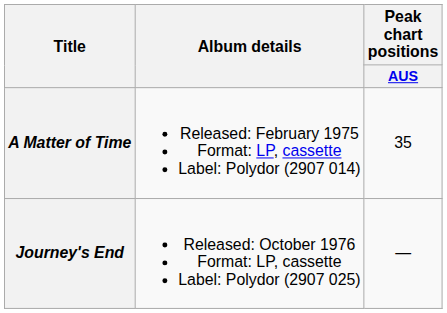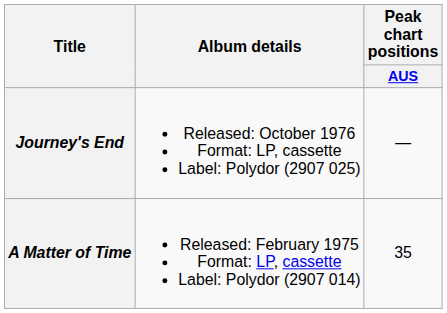rows swapped: (70, 142) <-> (70, 253)
